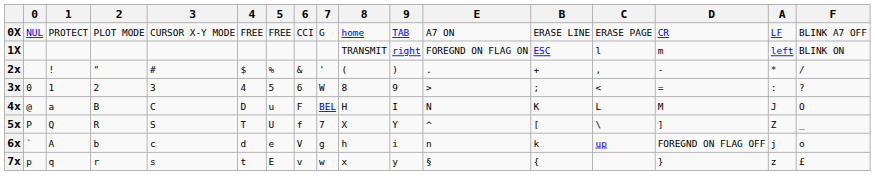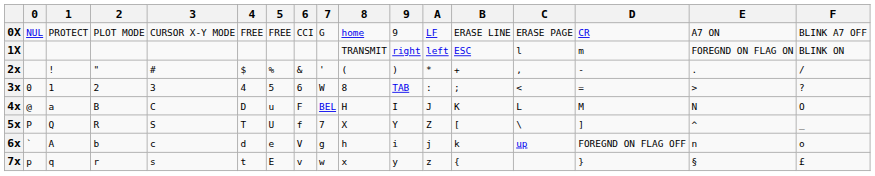columns swapped: (782, 14) <-> (477, 14)
(401, 32) TAB -> (395, 33) 9
(395, 88) 9 -> (401, 87) TAB
